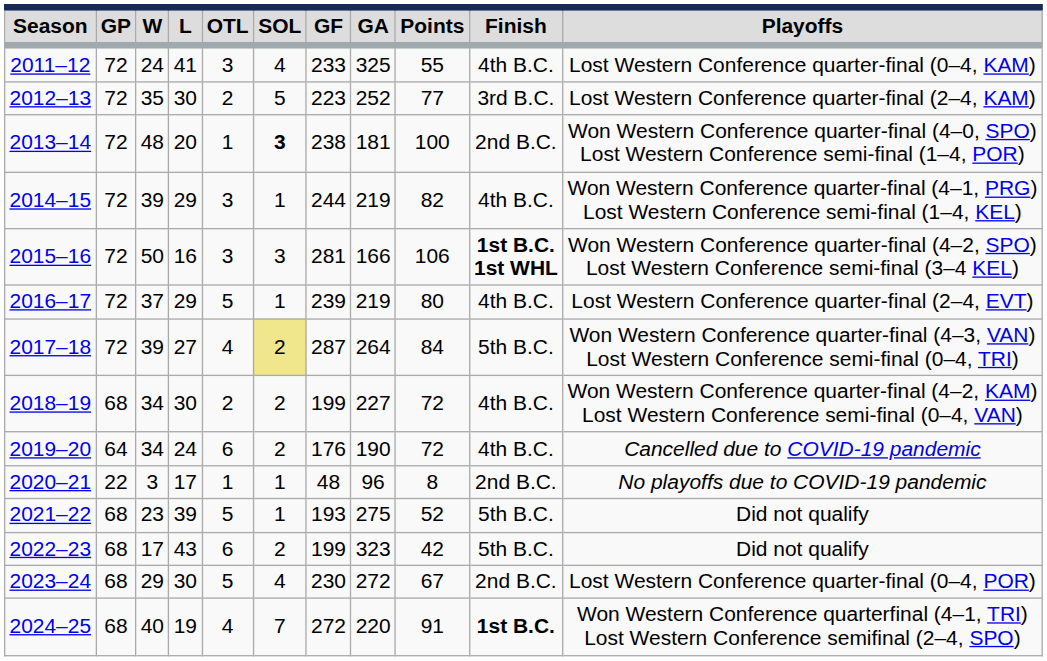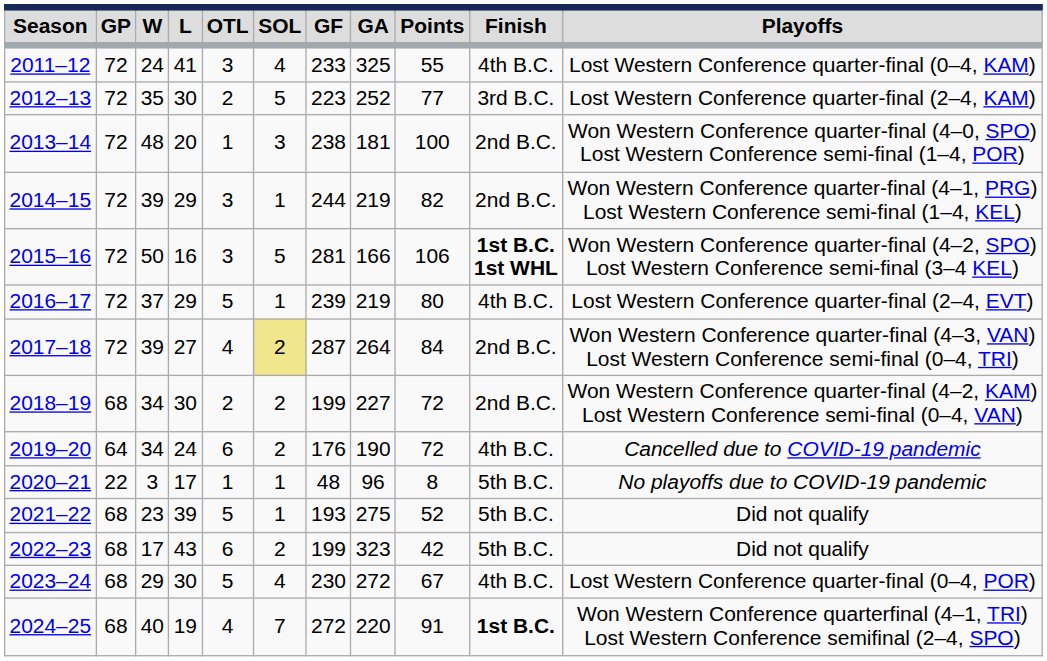(280, 143) bold -> (280, 143) normal
(516, 199) 4th B.C. -> (516, 199) 2nd B.C.
(280, 256) 3 -> (280, 256) 5
(516, 346) 5th B.C. -> (516, 346) 2nd B.C.
(516, 403) 4th B.C. -> (516, 403) 2nd B.C.
(516, 481) 2nd B.C. -> (516, 481) 5th B.C.
(516, 581) 2nd B.C. -> (516, 581) 4th B.C.
